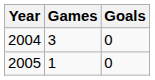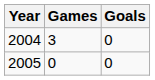(52, 63) 1 -> (52, 63) 0
